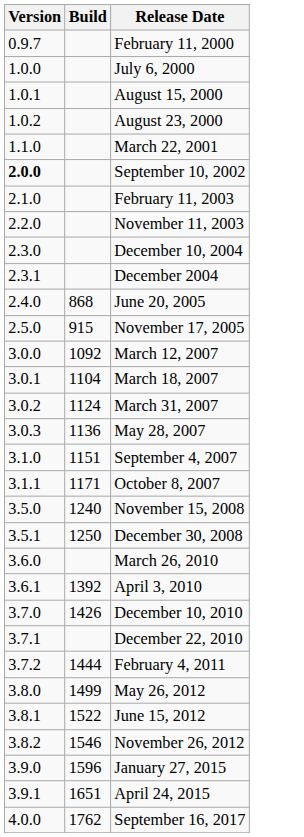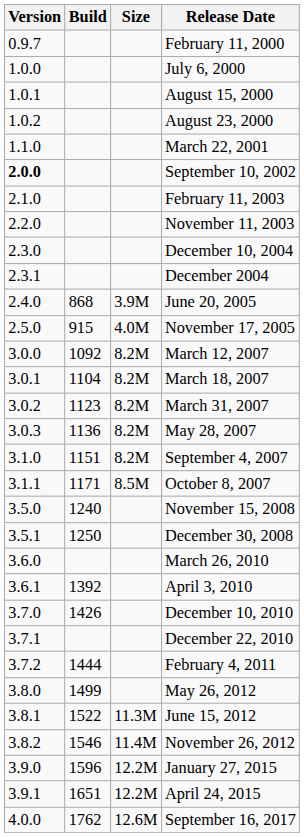+ column: (136, 17)
(85, 405) 1124 -> (85, 405) 1123
